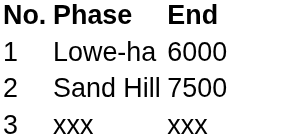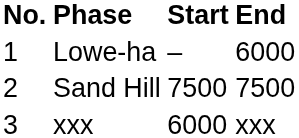+ column: (198, 14)
